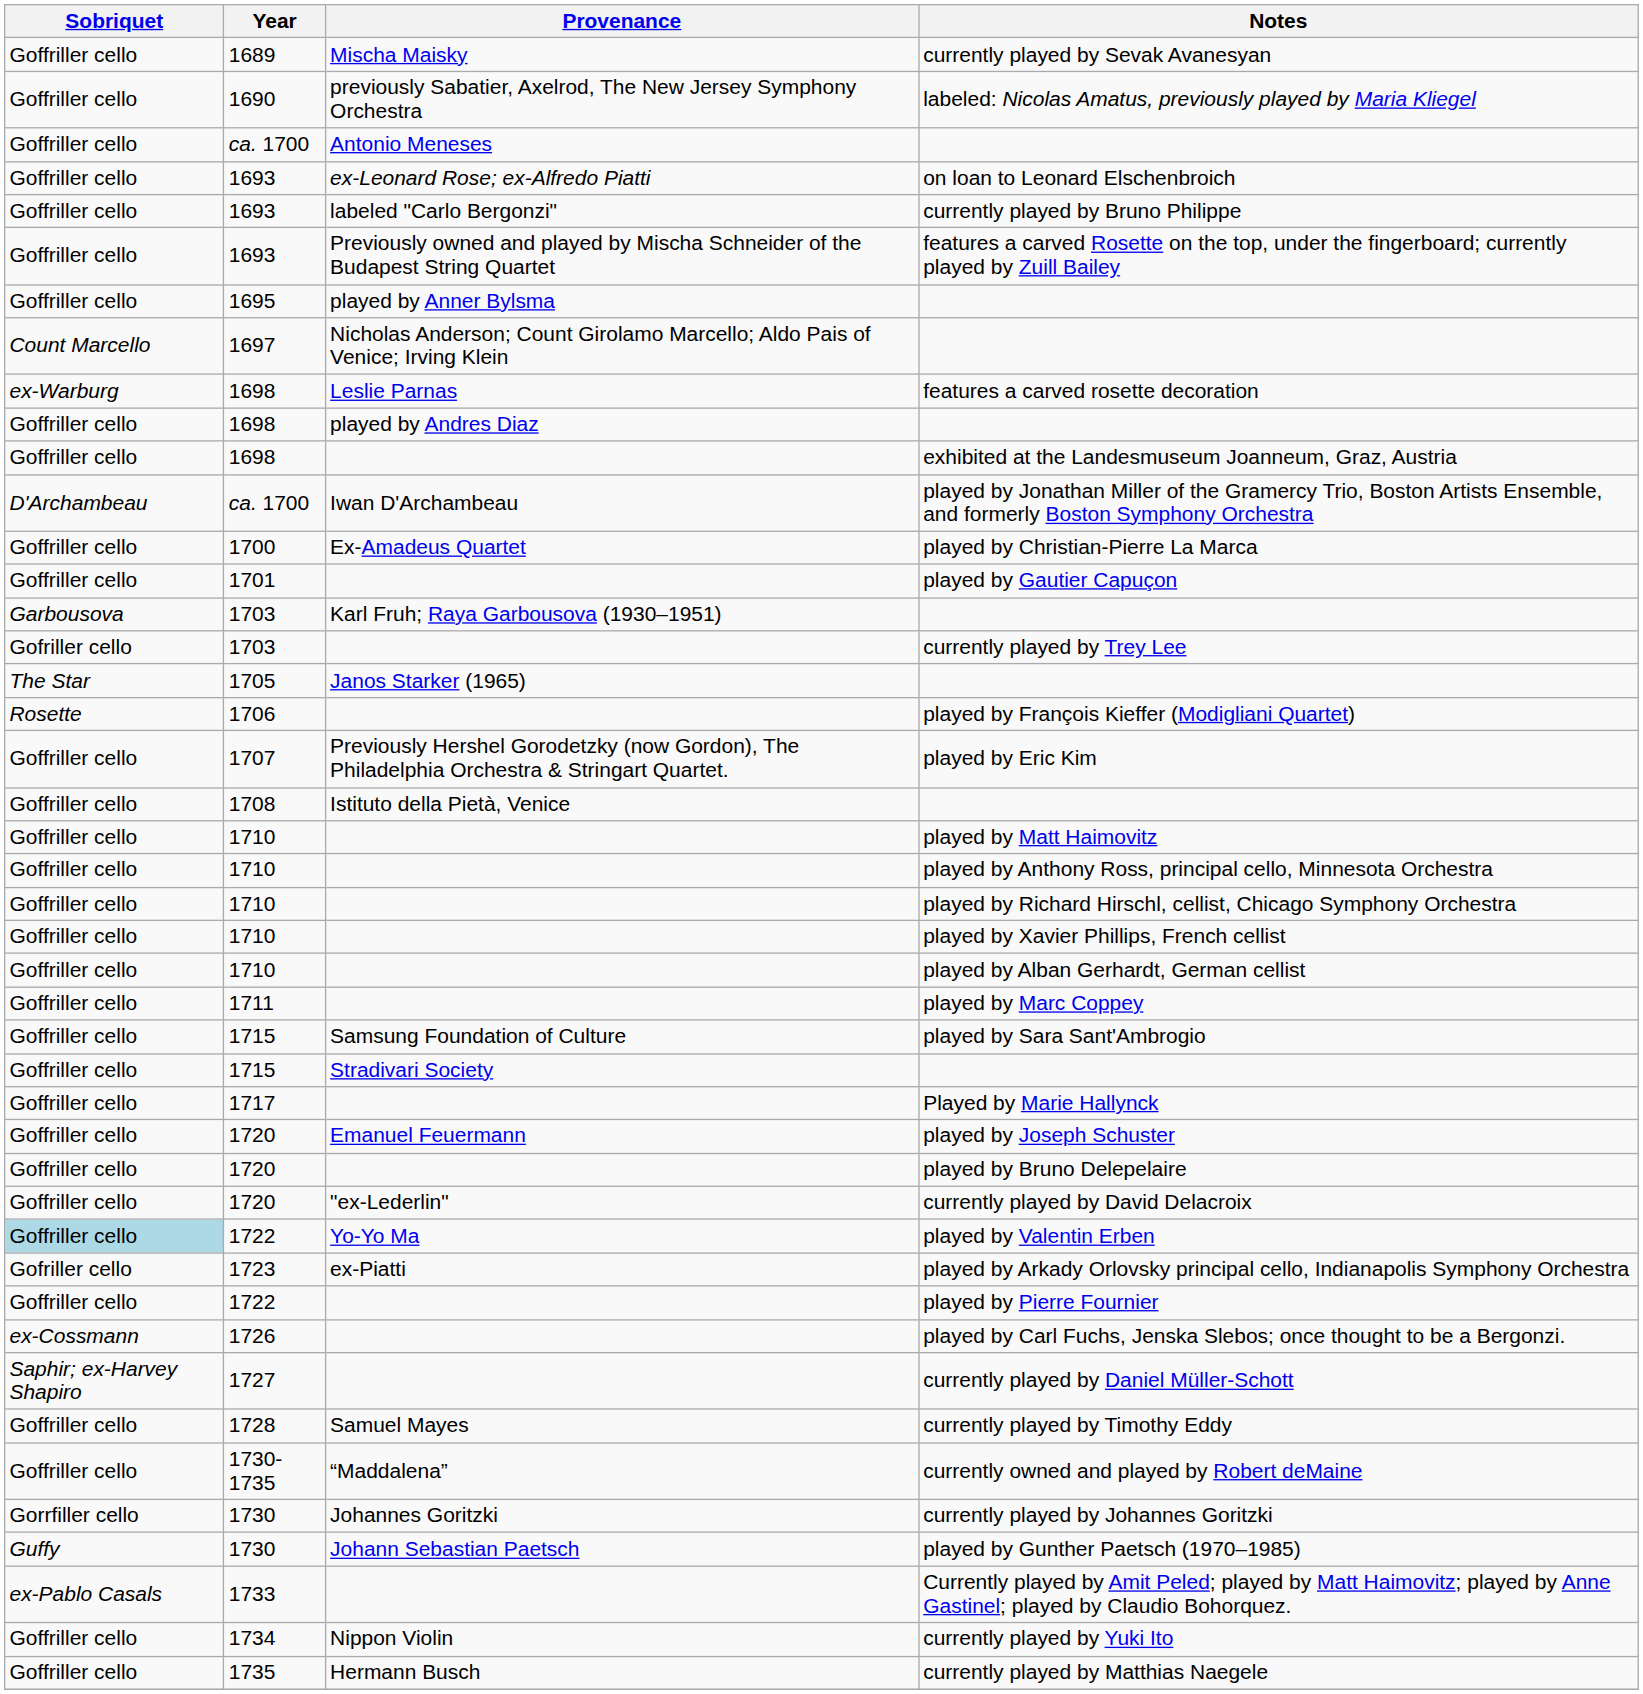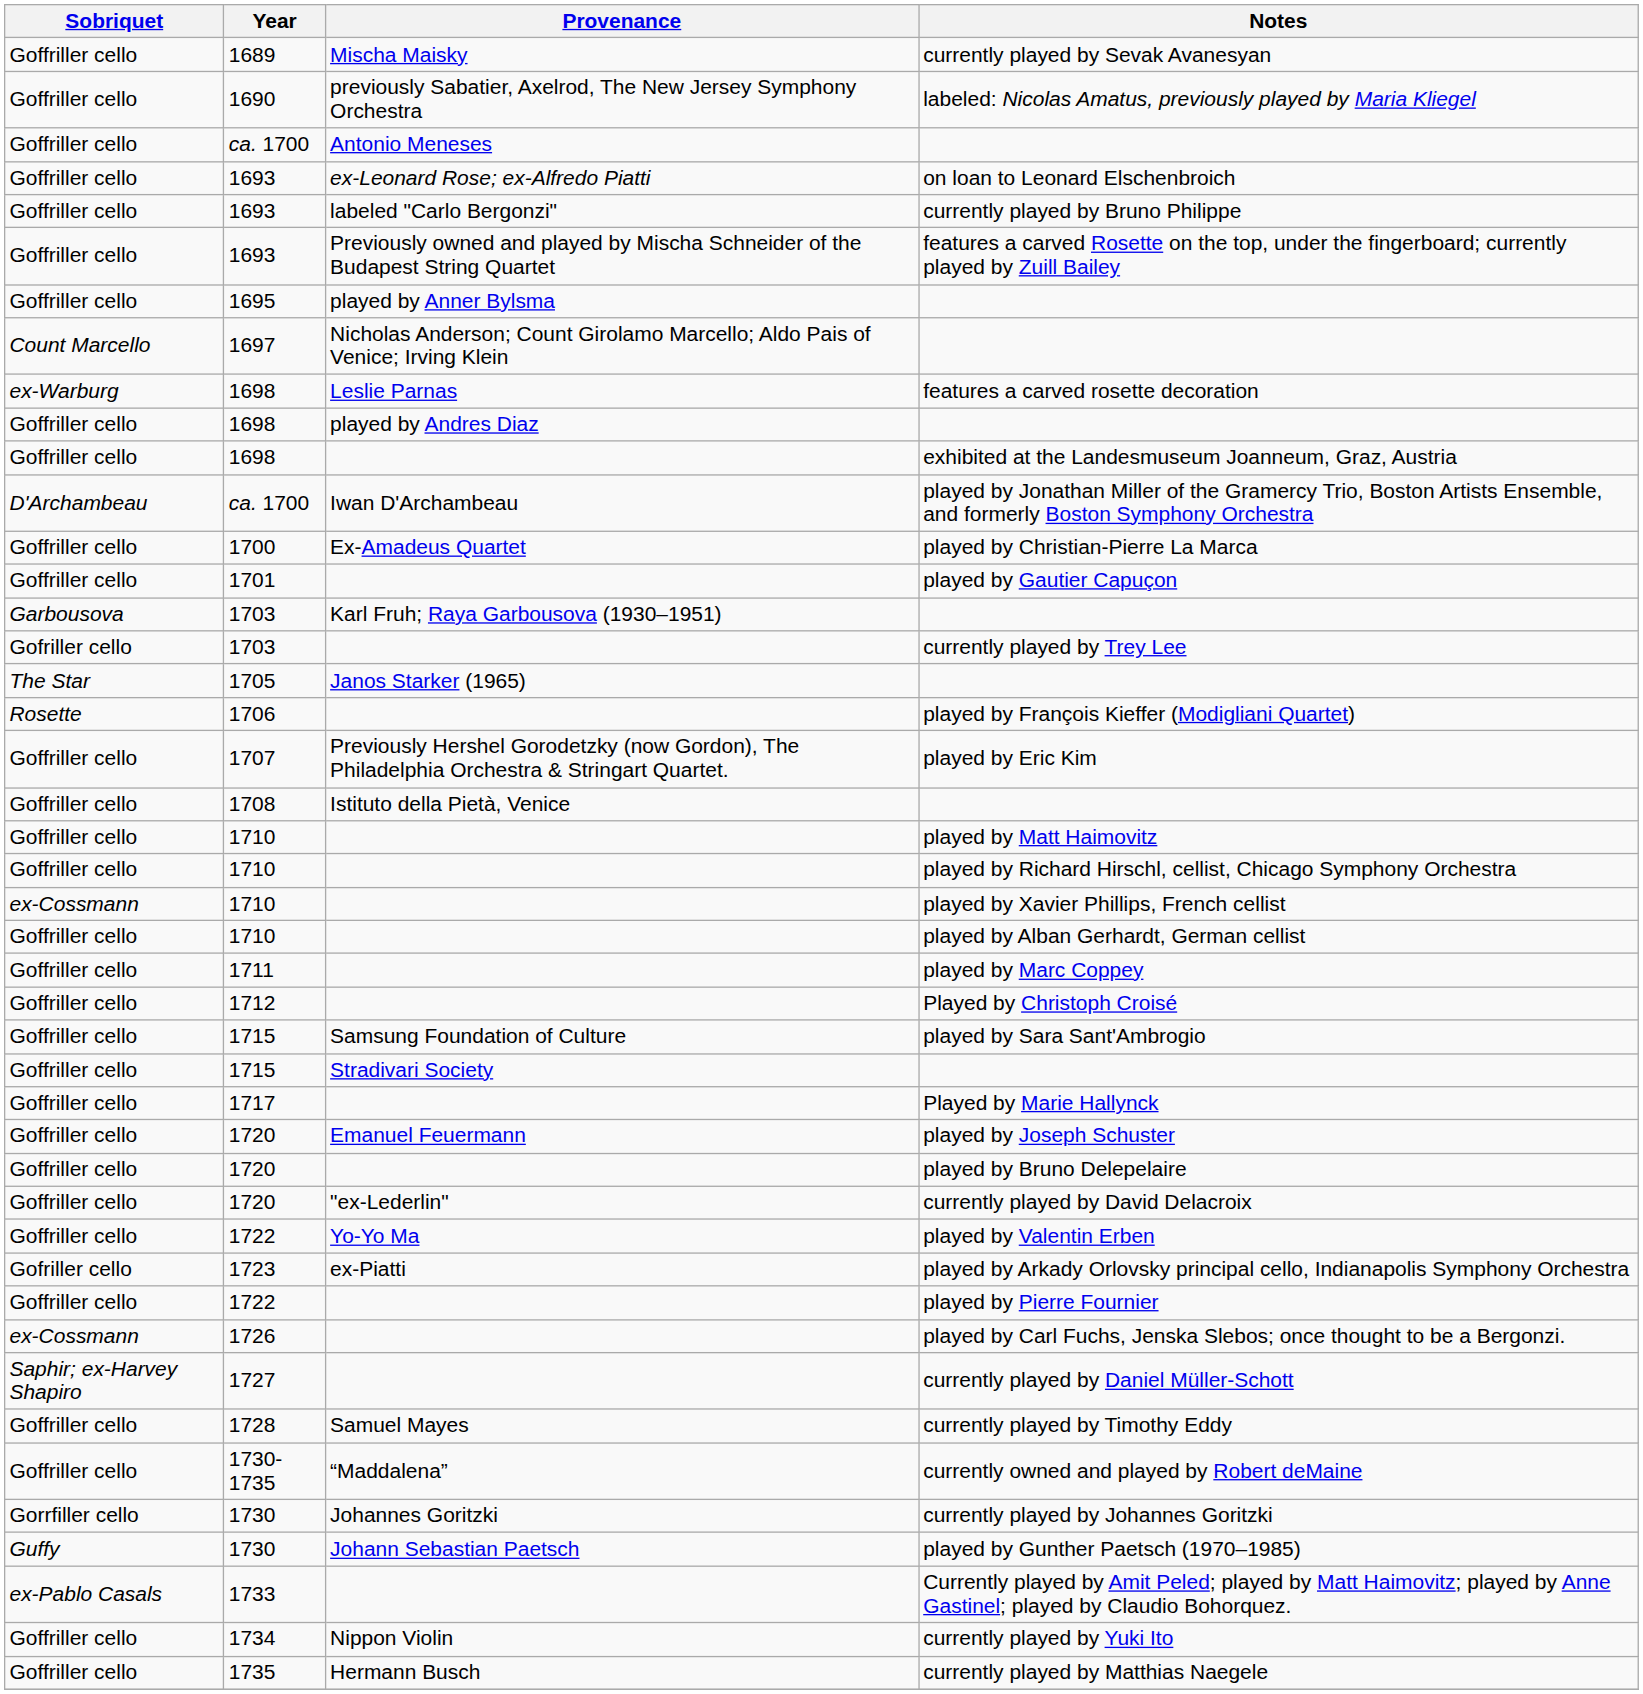- row: (252, 870)
(73, 936) Goffriller cello -> (74, 903) ex-Cossmann
+ row: (252, 1003)
(73, 1235) lightblue background -> (73, 1235) no background
